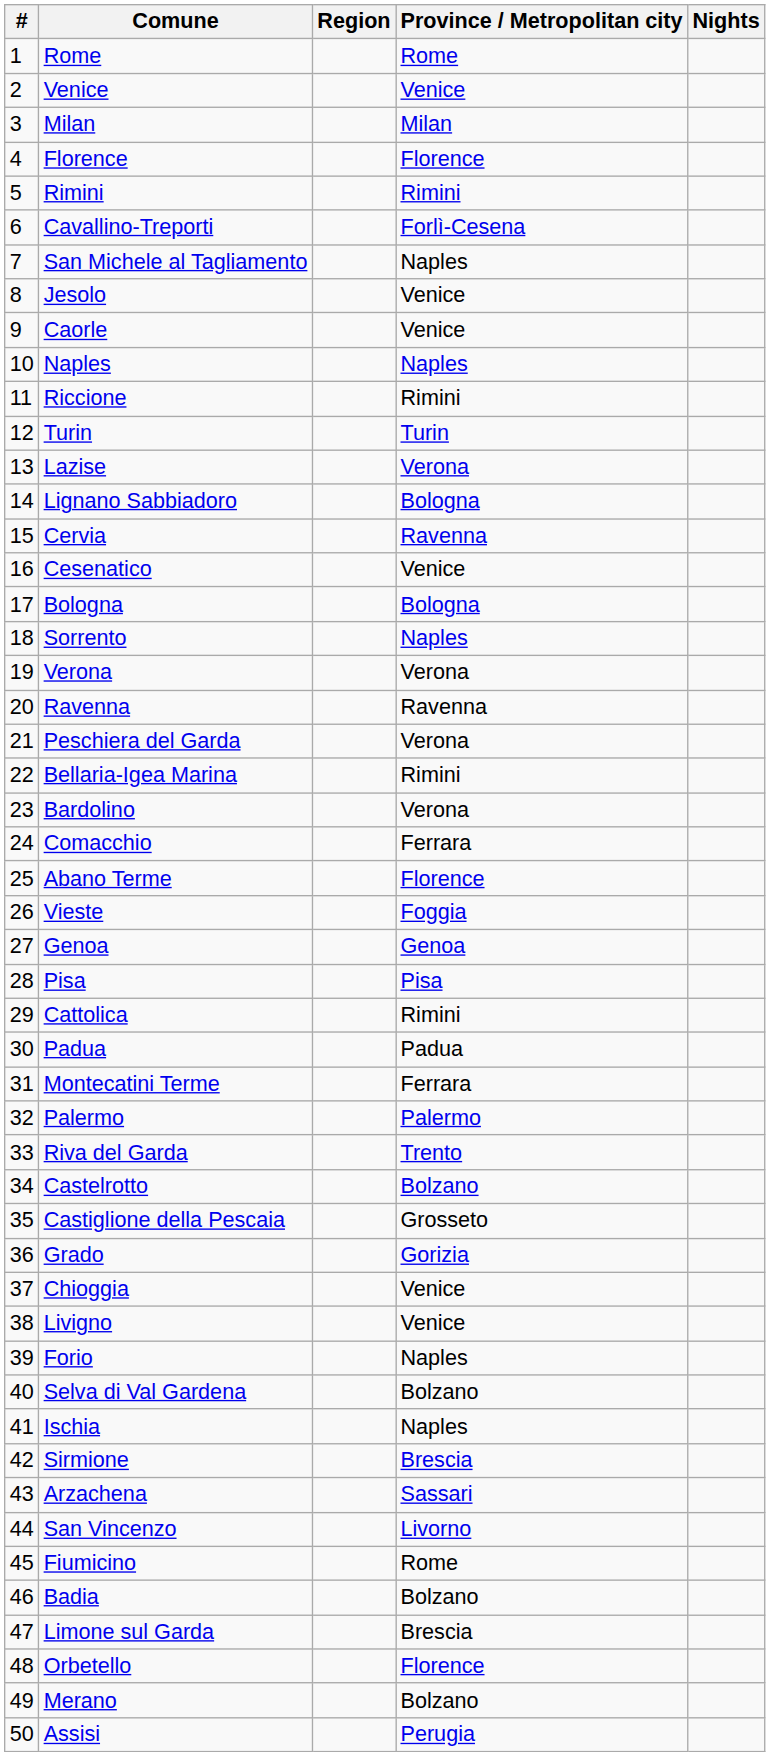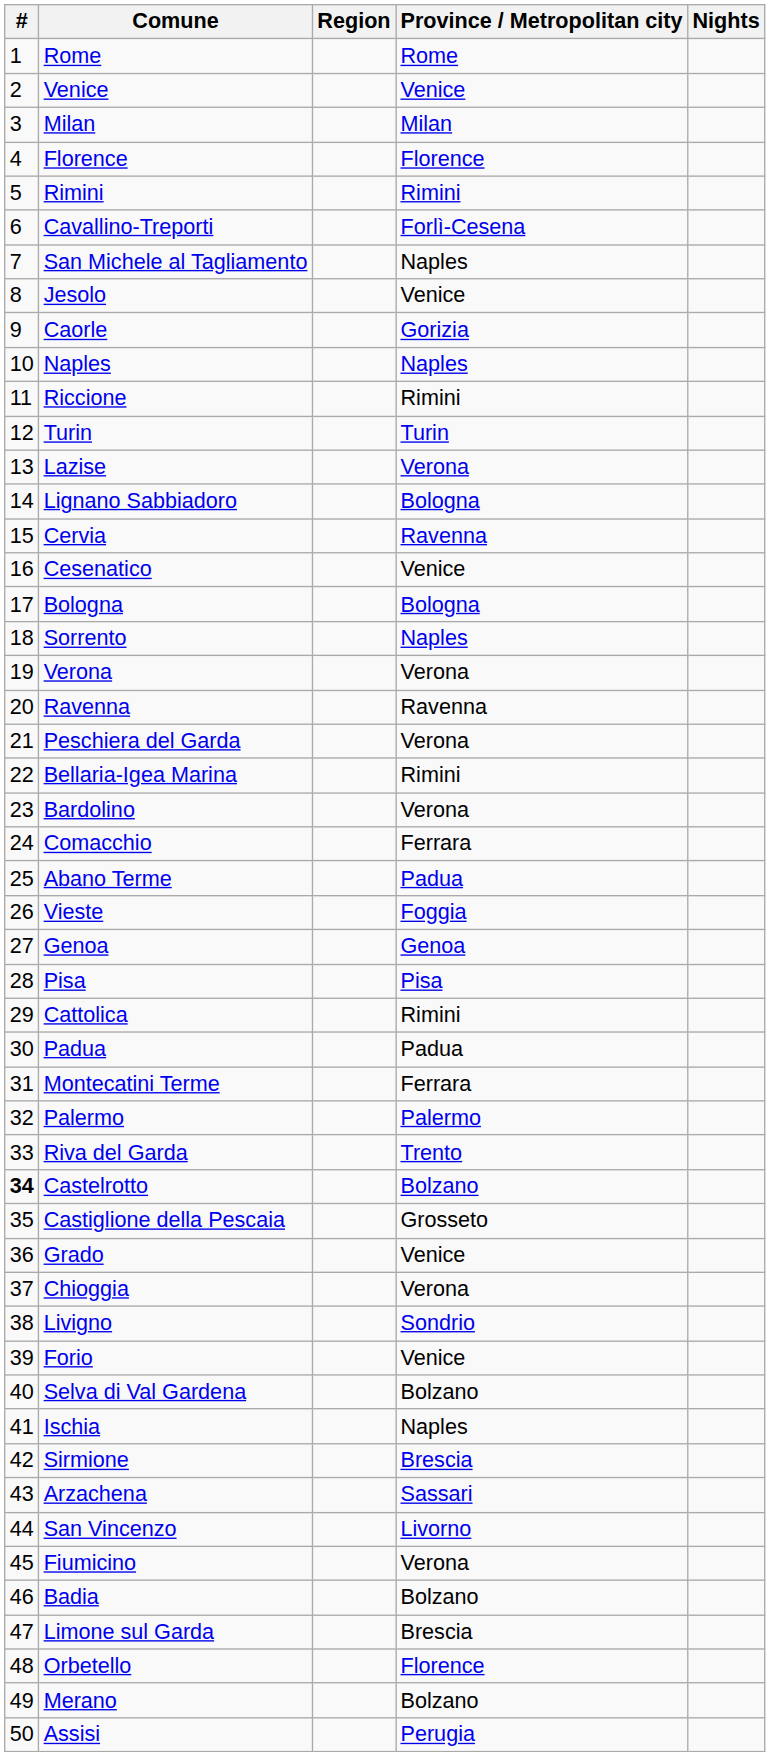(433, 329) Venice -> (435, 329) Gorizia
(443, 878) Florence -> (432, 878) Padua
(22, 1186) normal -> (22, 1186) bold
(435, 1254) Gorizia -> (433, 1254) Venice
(433, 1289) Venice -> (435, 1289) Verona
(433, 1323) Venice -> (438, 1323) Sondrio
(434, 1357) Naples -> (433, 1357) Venice
(429, 1563) Rome -> (435, 1563) Verona
